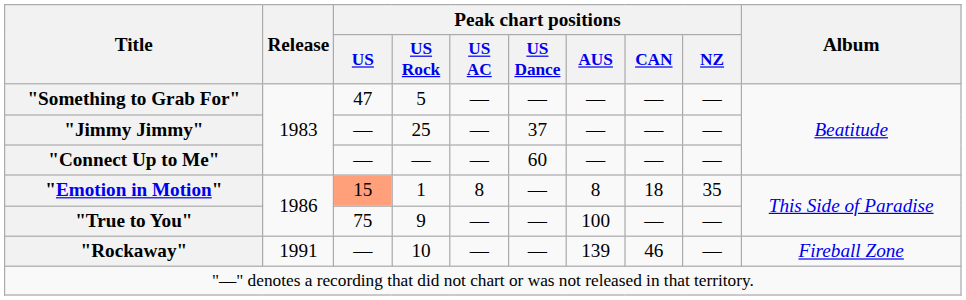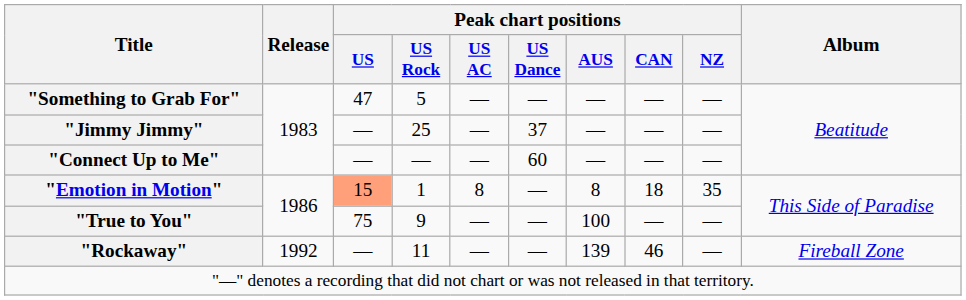(298, 251) 1991 -> (298, 251) 1992
(421, 251) 10 -> (421, 251) 11
